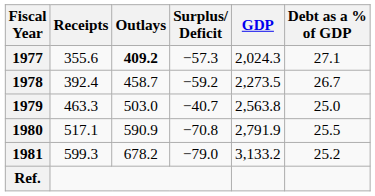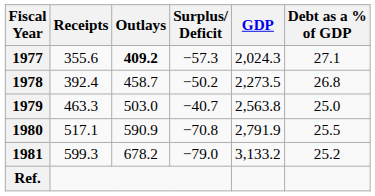(201, 82) −59.2 -> (201, 82) −50.2
(327, 82) 26.7 -> (327, 82) 26.8
